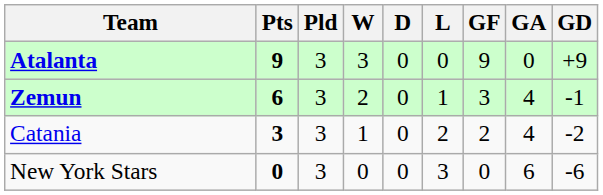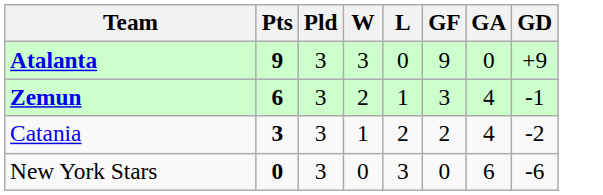- column: (403, 23)
